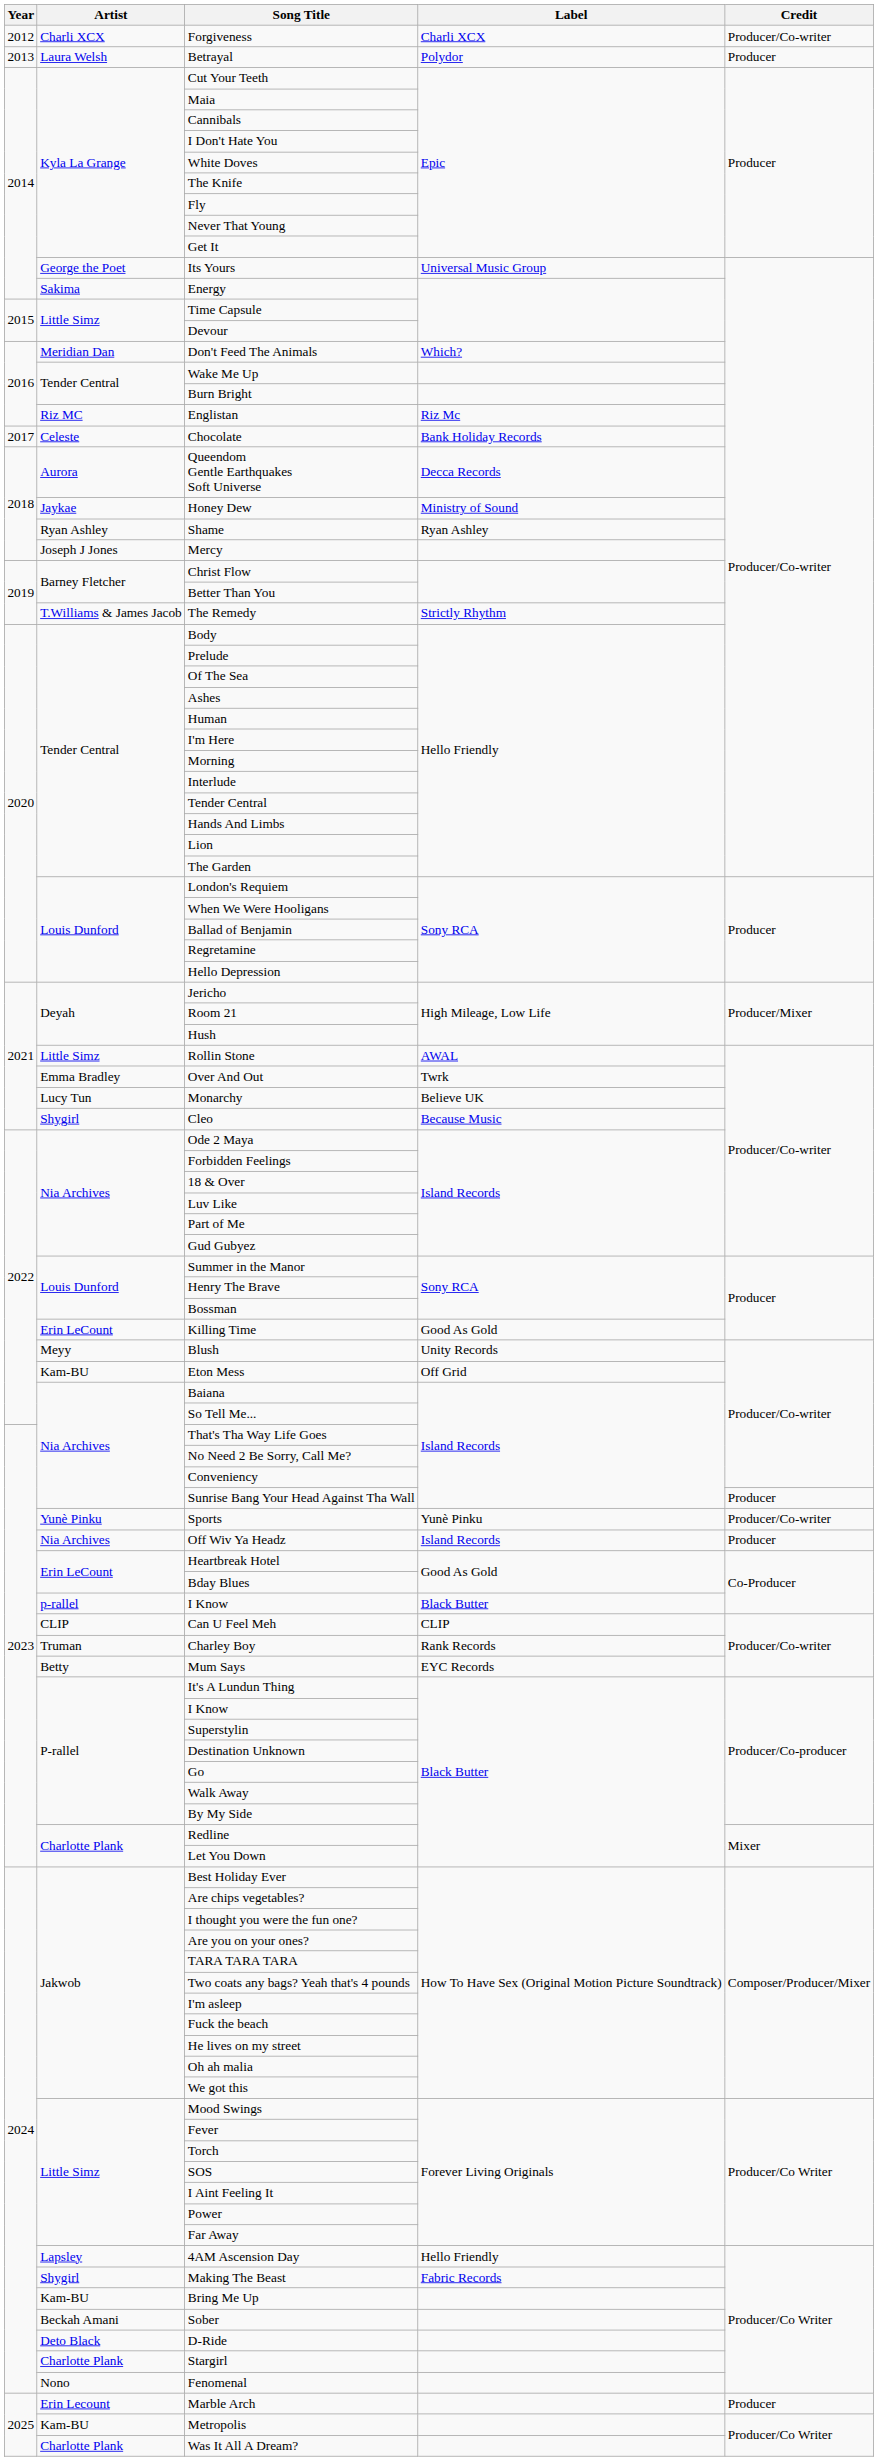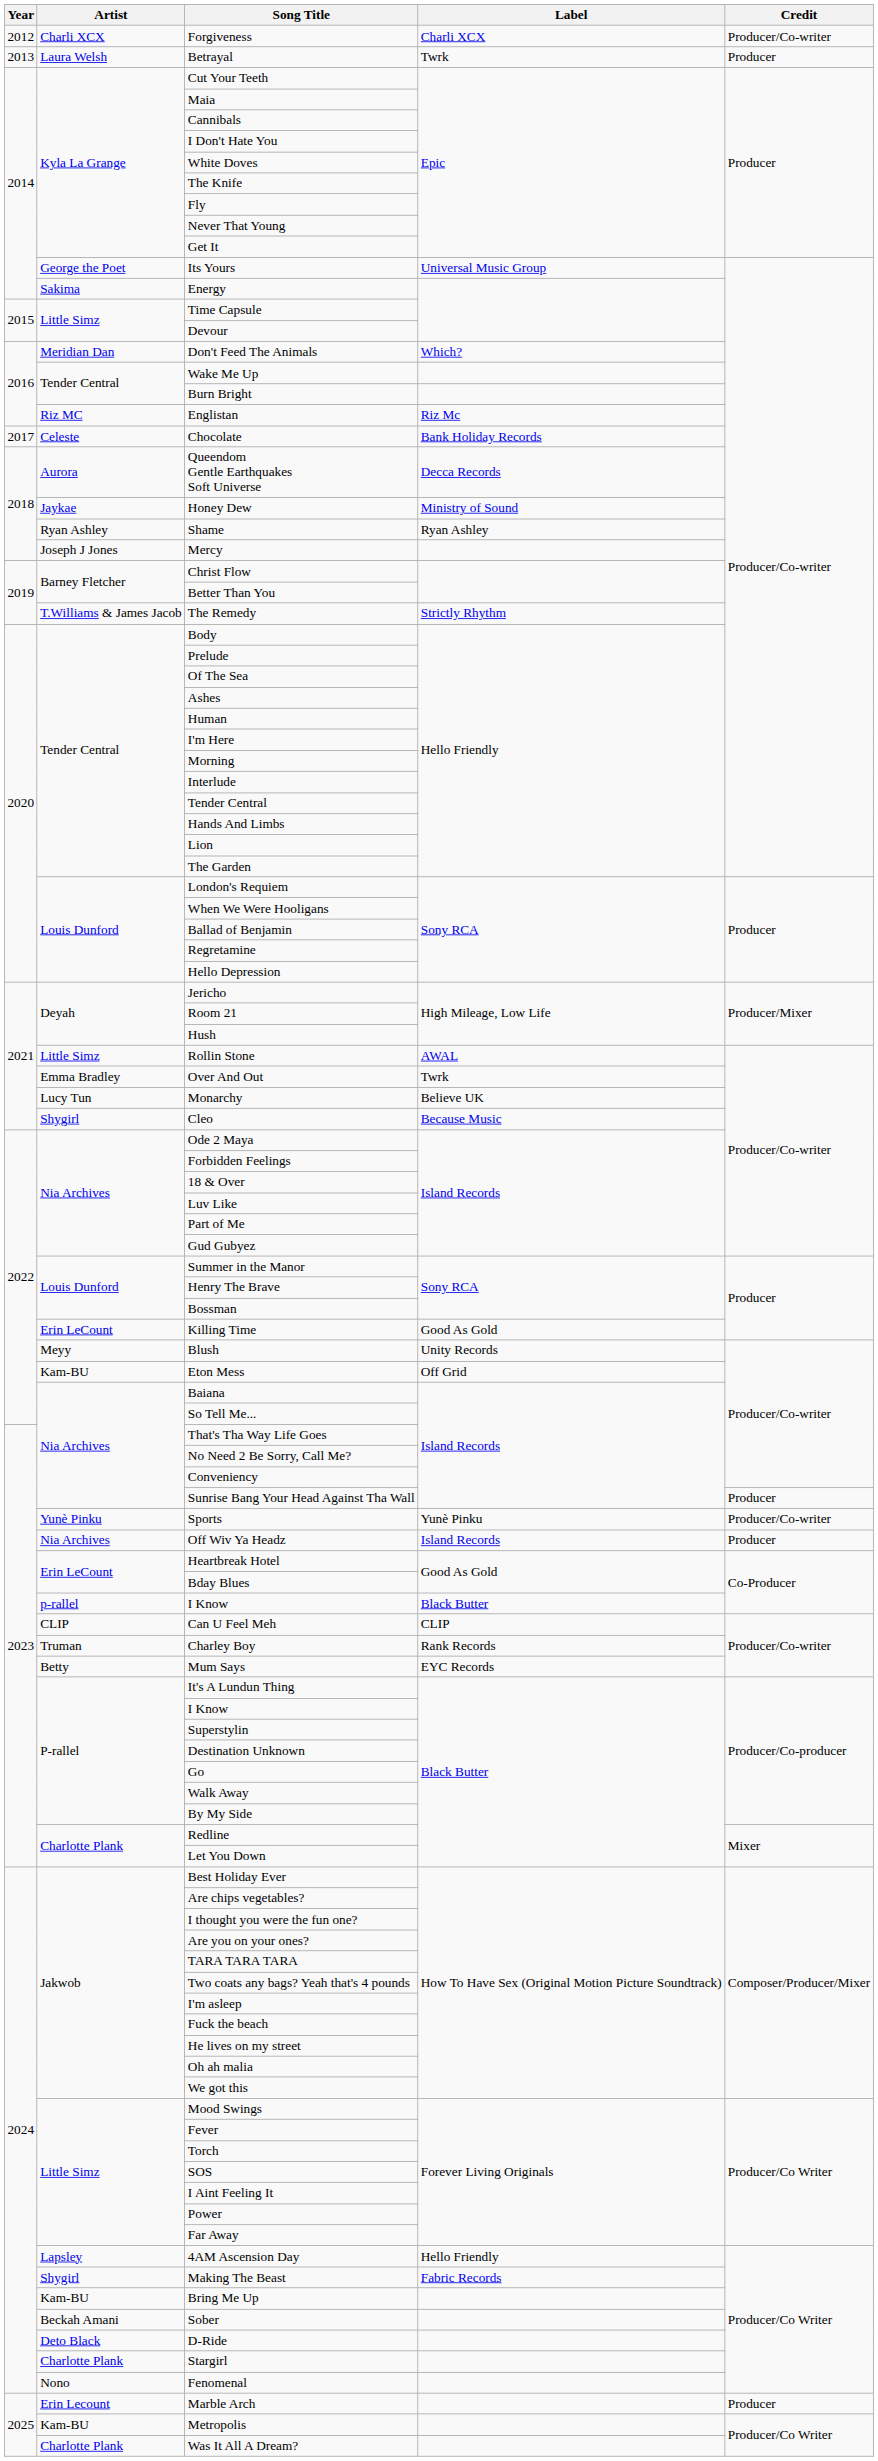(442, 57) Polydor -> (435, 57) Twrk
